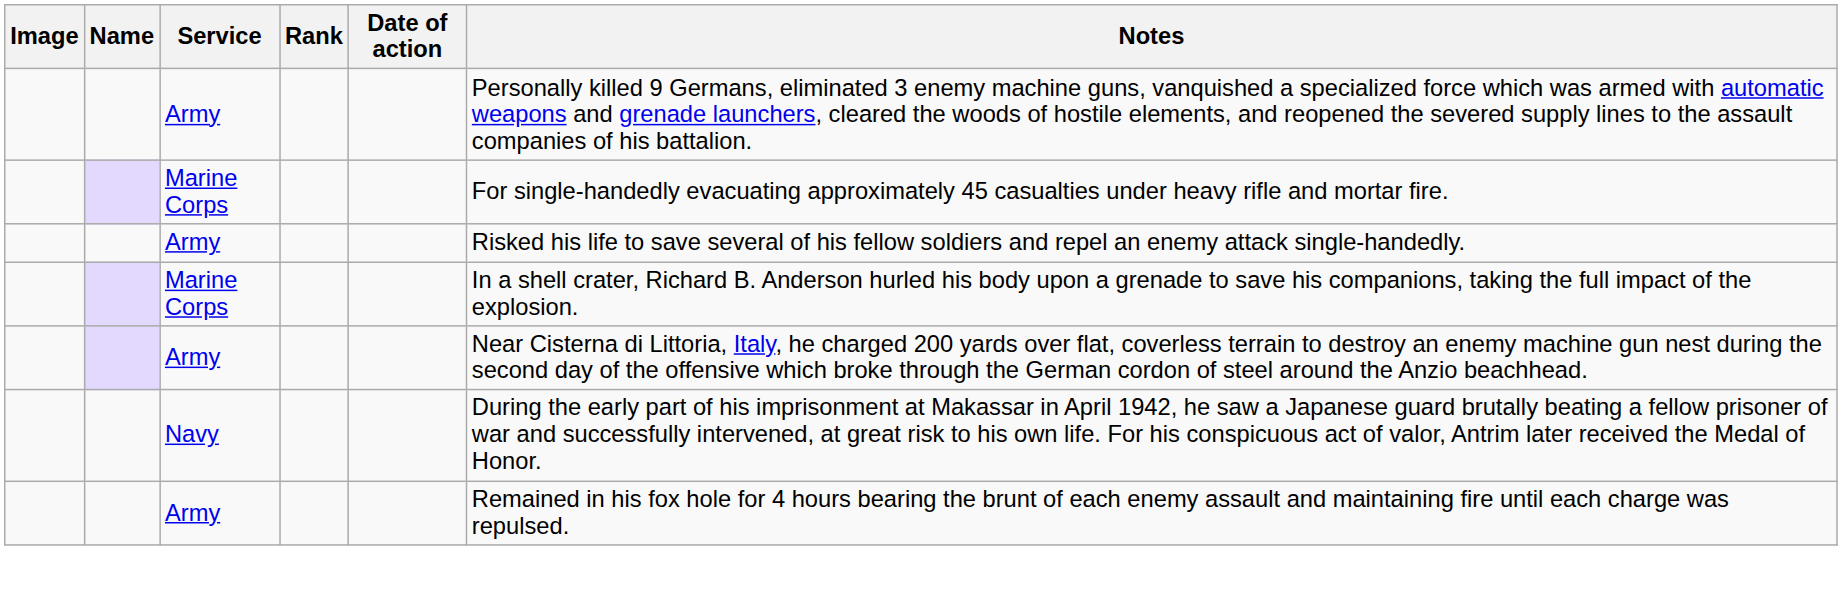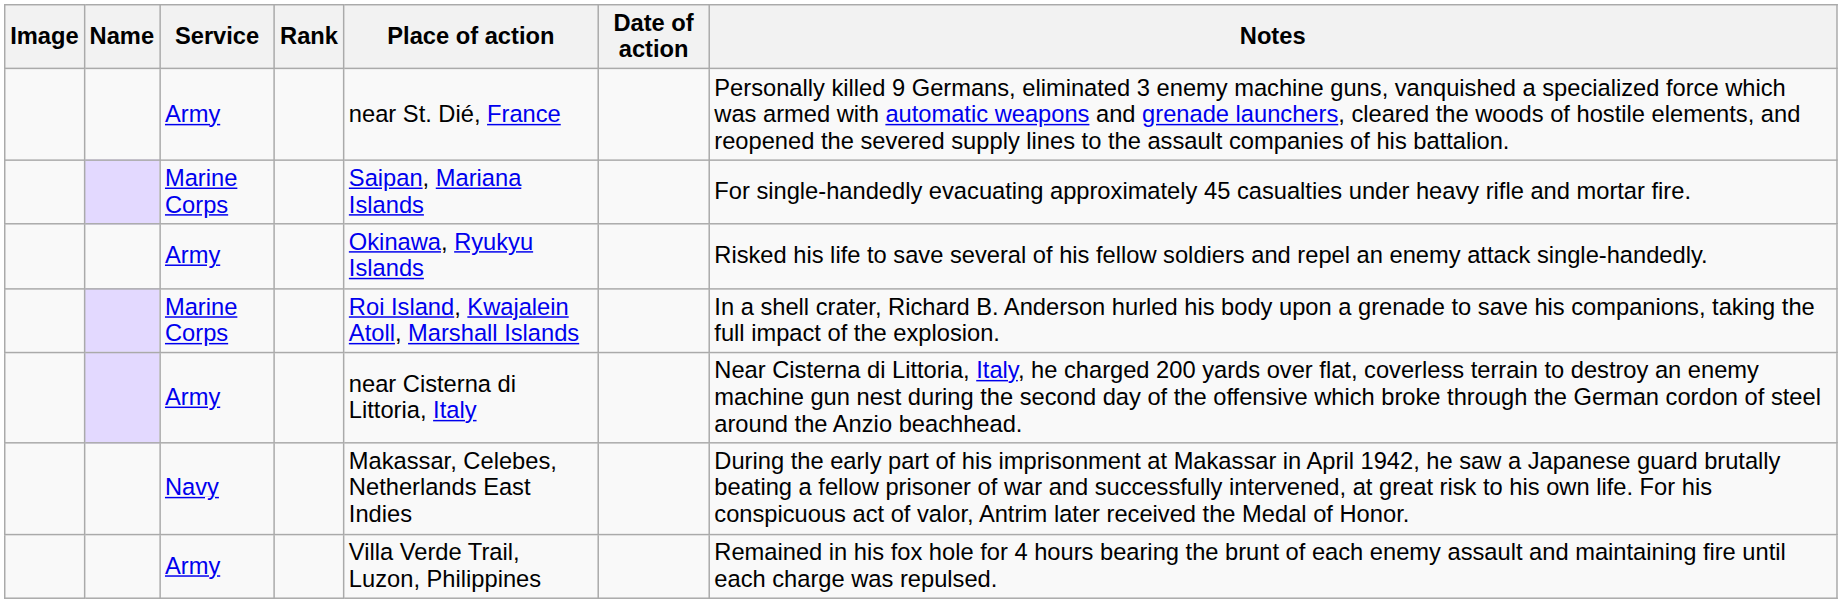+ column: (471, 36)
